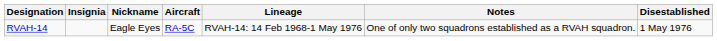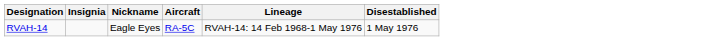- column: (501, 12)
